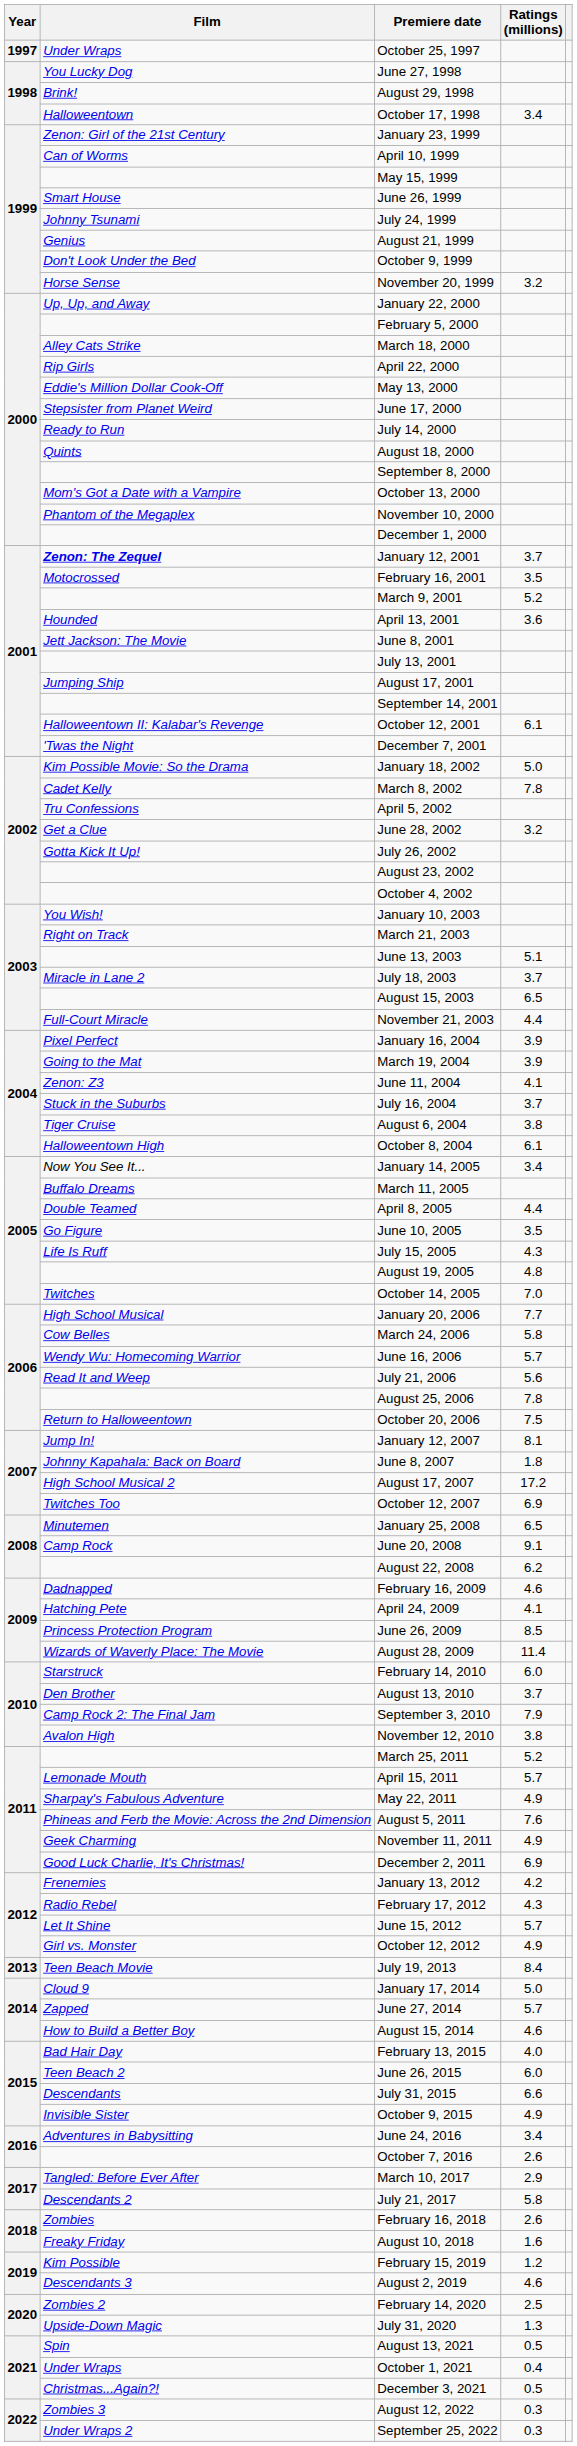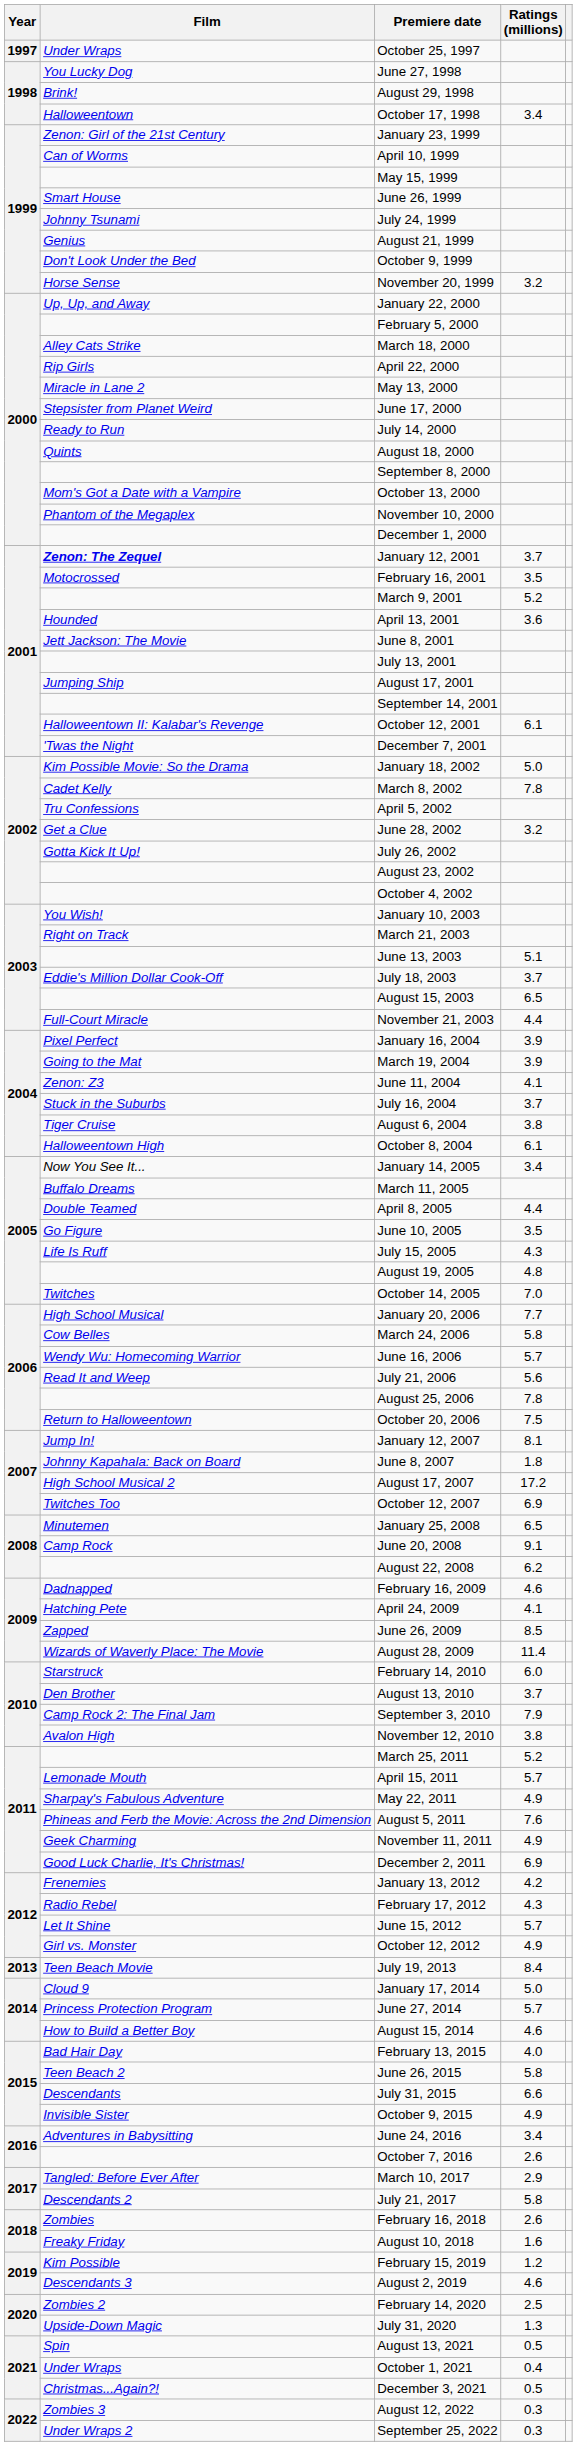(133, 388) Eddie's Million Dollar Cook-Off -> (94, 388) Miracle in Lane 2
(94, 977) Miracle in Lane 2 -> (133, 977) Eddie's Million Dollar Cook-Off
(128, 1630) Princess Protection Program -> (66, 1630) Zapped
(66, 2009) Zapped -> (128, 2009) Princess Protection Program
(533, 2072) 6.0 -> (533, 2072) 5.8
